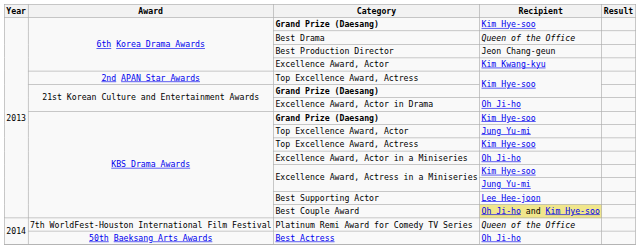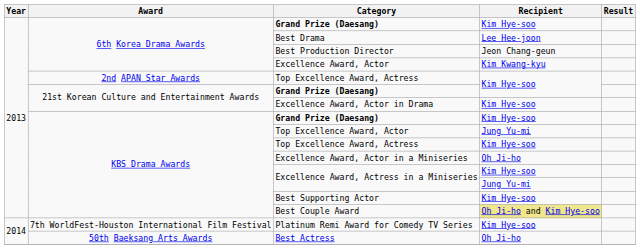(528, 38) Queen of the Office -> (511, 38) Lee Hee-joon
(501, 104) Oh Ji-ho -> (509, 104) Kim Hye-soo
(511, 198) Lee Hee-joon -> (509, 198) Kim Hye-soo
(528, 225) Queen of the Office -> (509, 225) Kim Hye-soo
